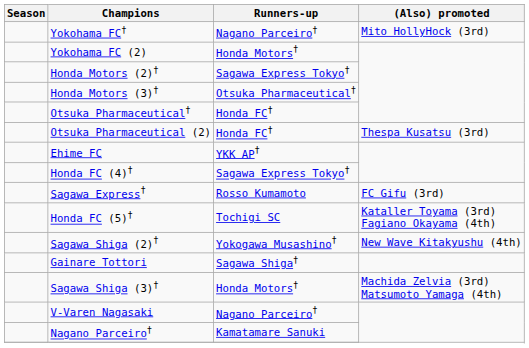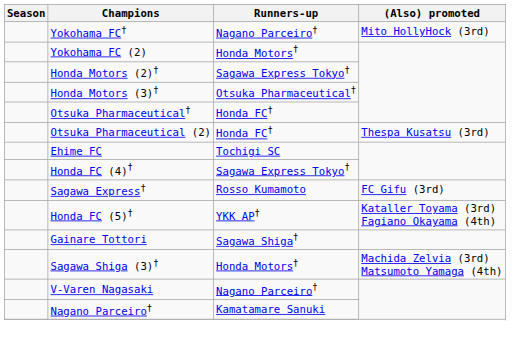(238, 152) YKK AP† -> (248, 151) Tochigi SC
(248, 218) Tochigi SC -> (238, 215) YKK AP†
- row: (105, 242)
